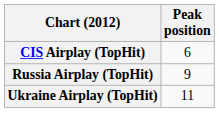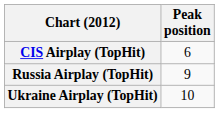(187, 96) 11 -> (187, 96) 10
